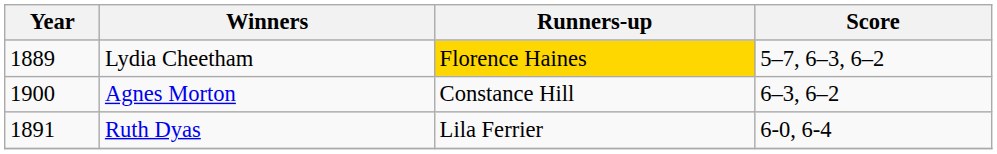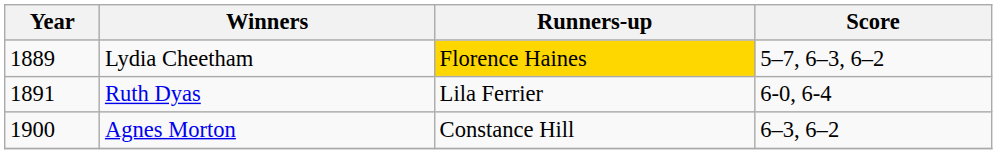rows swapped: (153, 129) <-> (170, 93)
